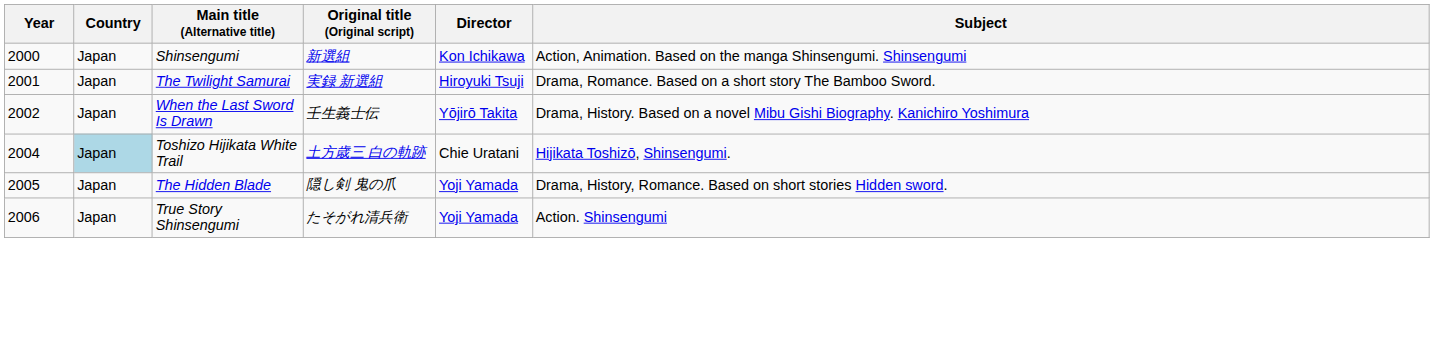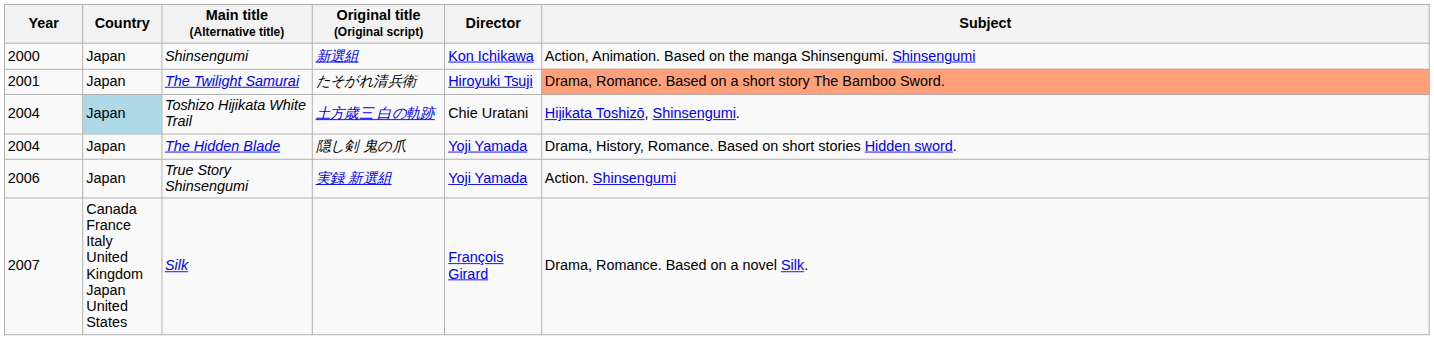(344, 81) 実録 新選組 -> (366, 81) たそがれ清兵衛
(736, 81) no background -> (745, 81) lightsalmon background
- row: (225, 114)
(24, 185) 2005 -> (24, 146) 2004
(357, 217) たそがれ清兵衛 -> (354, 178) 実録 新選組
+ row: (177, 266)
